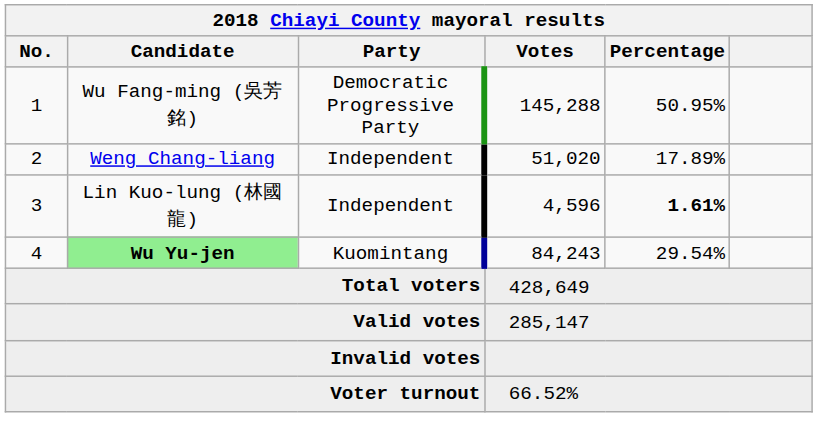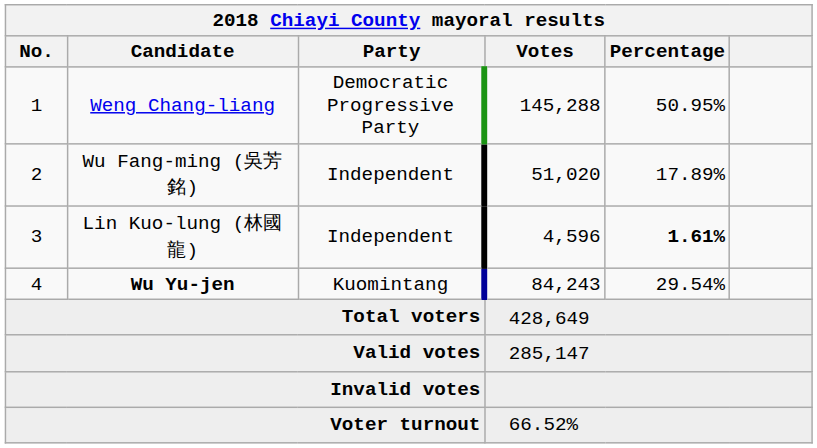(183, 106) Wu Fang-ming (吳芳銘) -> (183, 105) Weng Chang-liang
(183, 159) Weng Chang-liang -> (183, 175) Wu Fang-ming (吳芳銘)
(183, 253) lightgreen background -> (183, 284) no background
